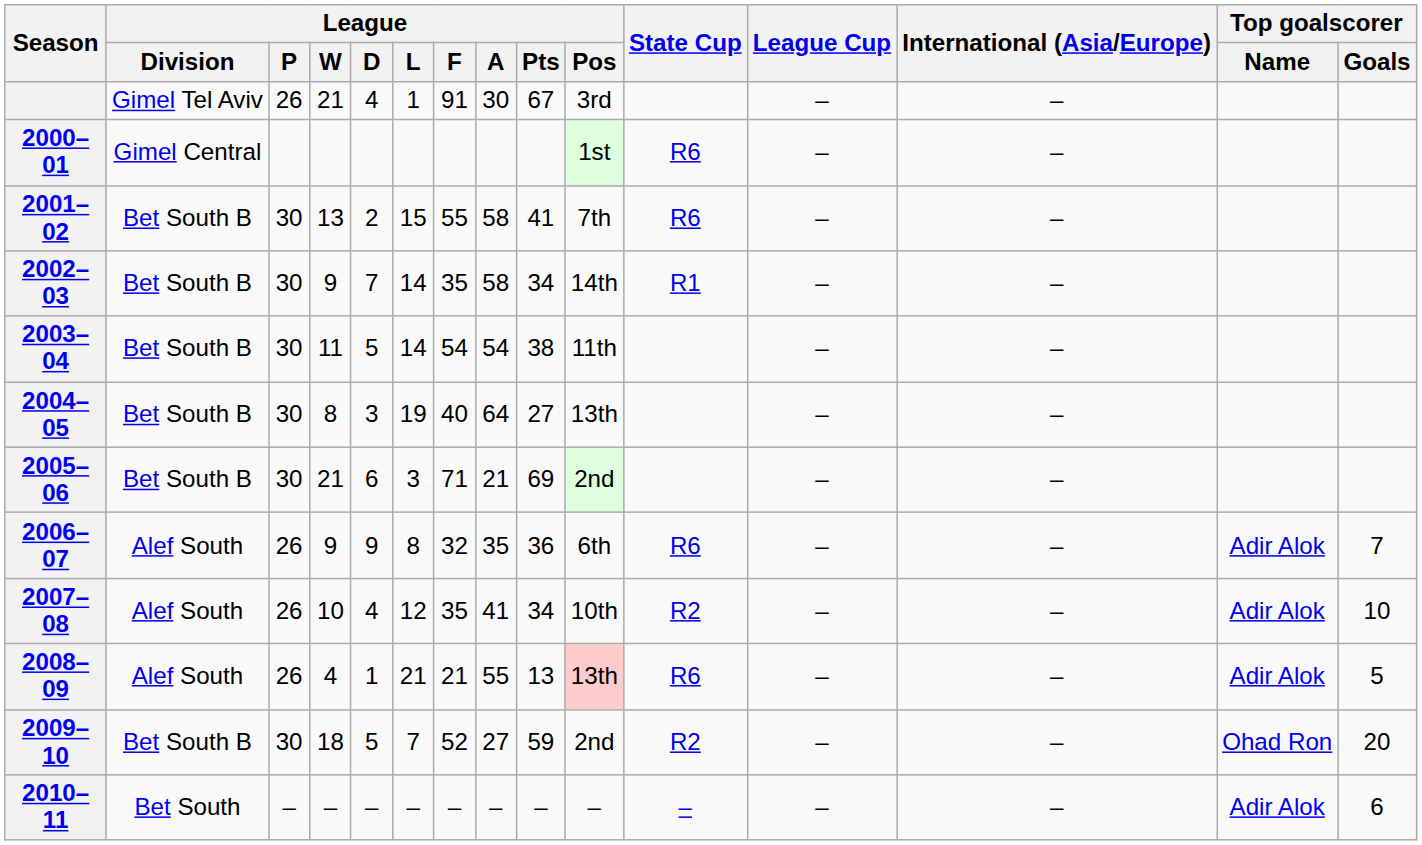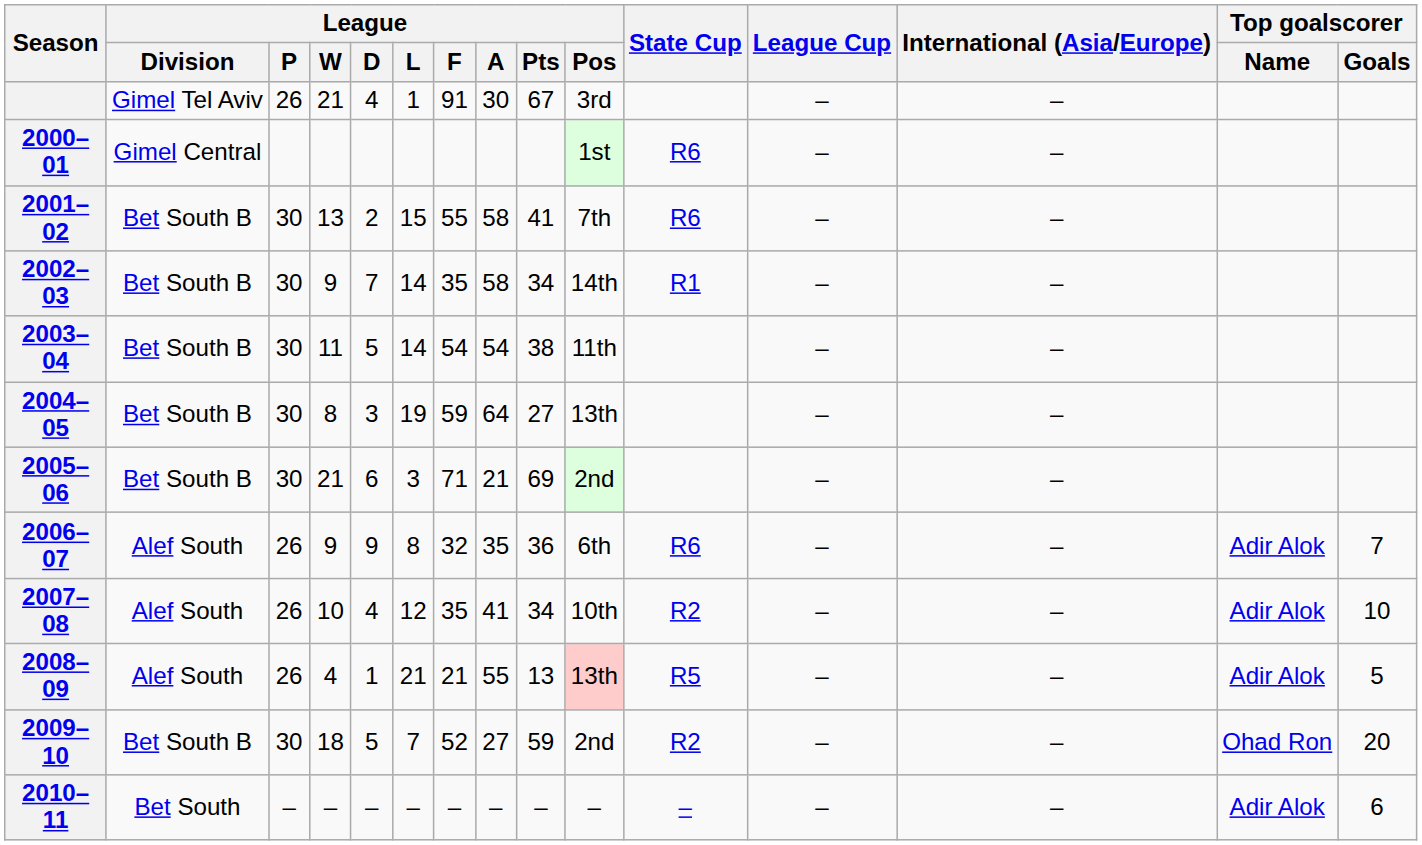(454, 414) 40 -> (454, 414) 59
(685, 676) R6 -> (685, 676) R5
